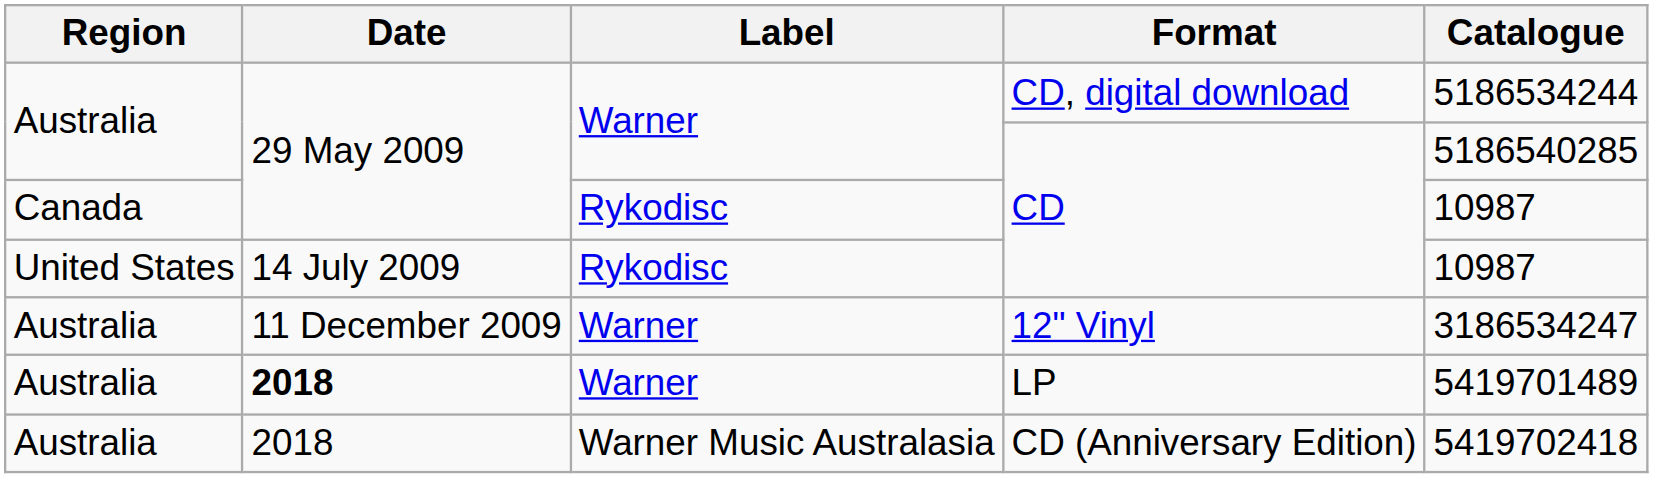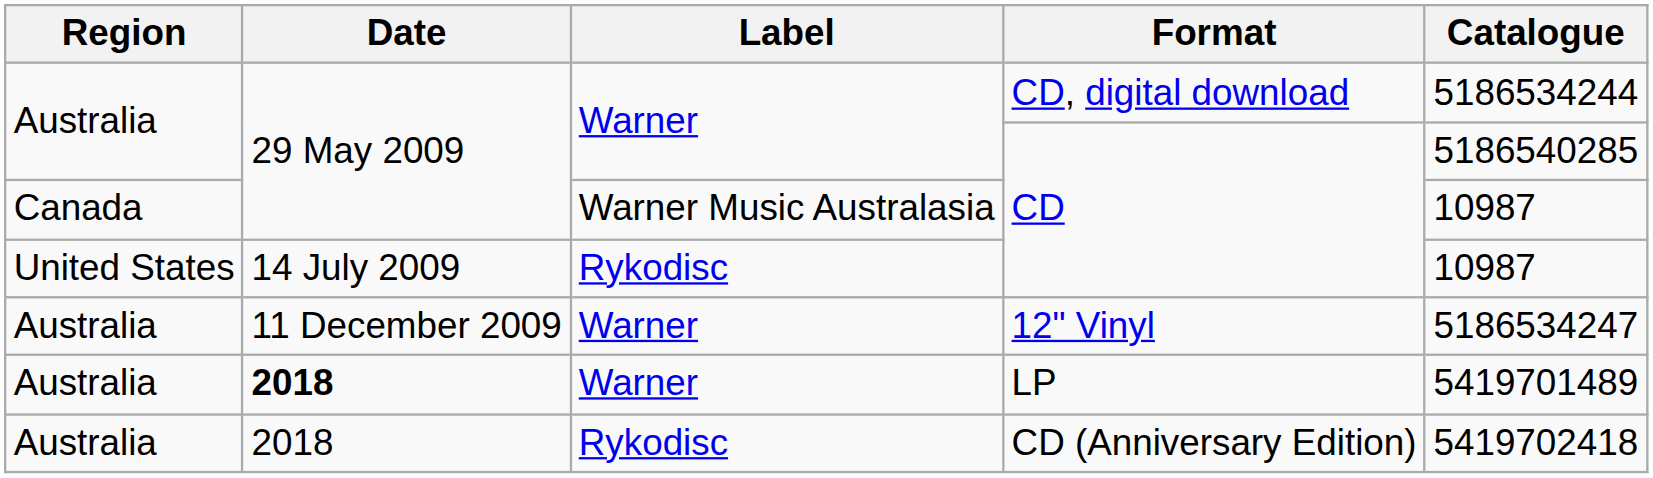(653, 208) Rykodisc -> (787, 208) Warner Music Australasia
(1536, 325) 3186534247 -> (1536, 325) 5186534247
(787, 442) Warner Music Australasia -> (653, 442) Rykodisc
